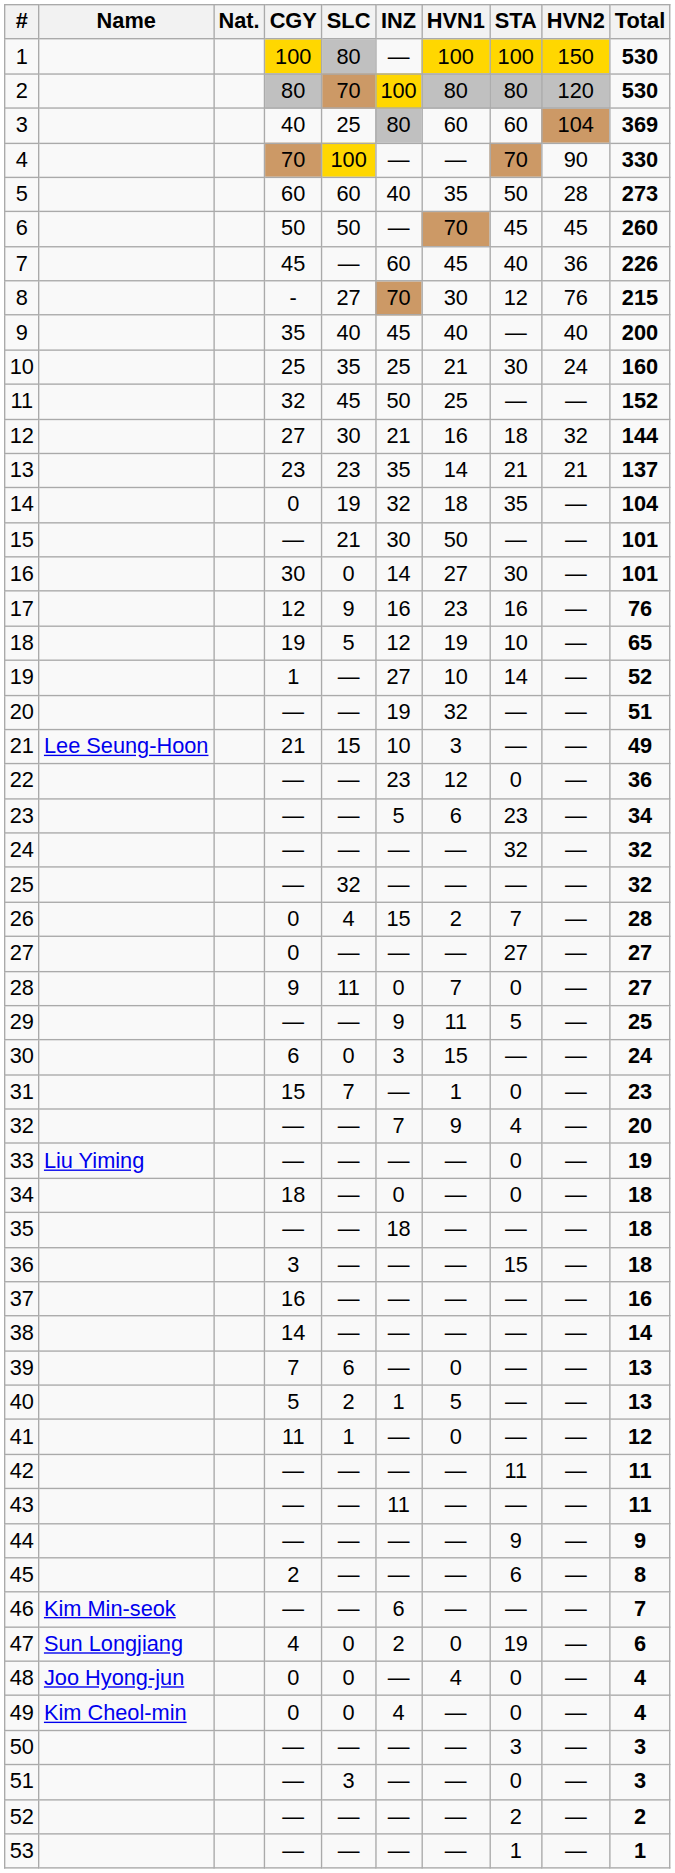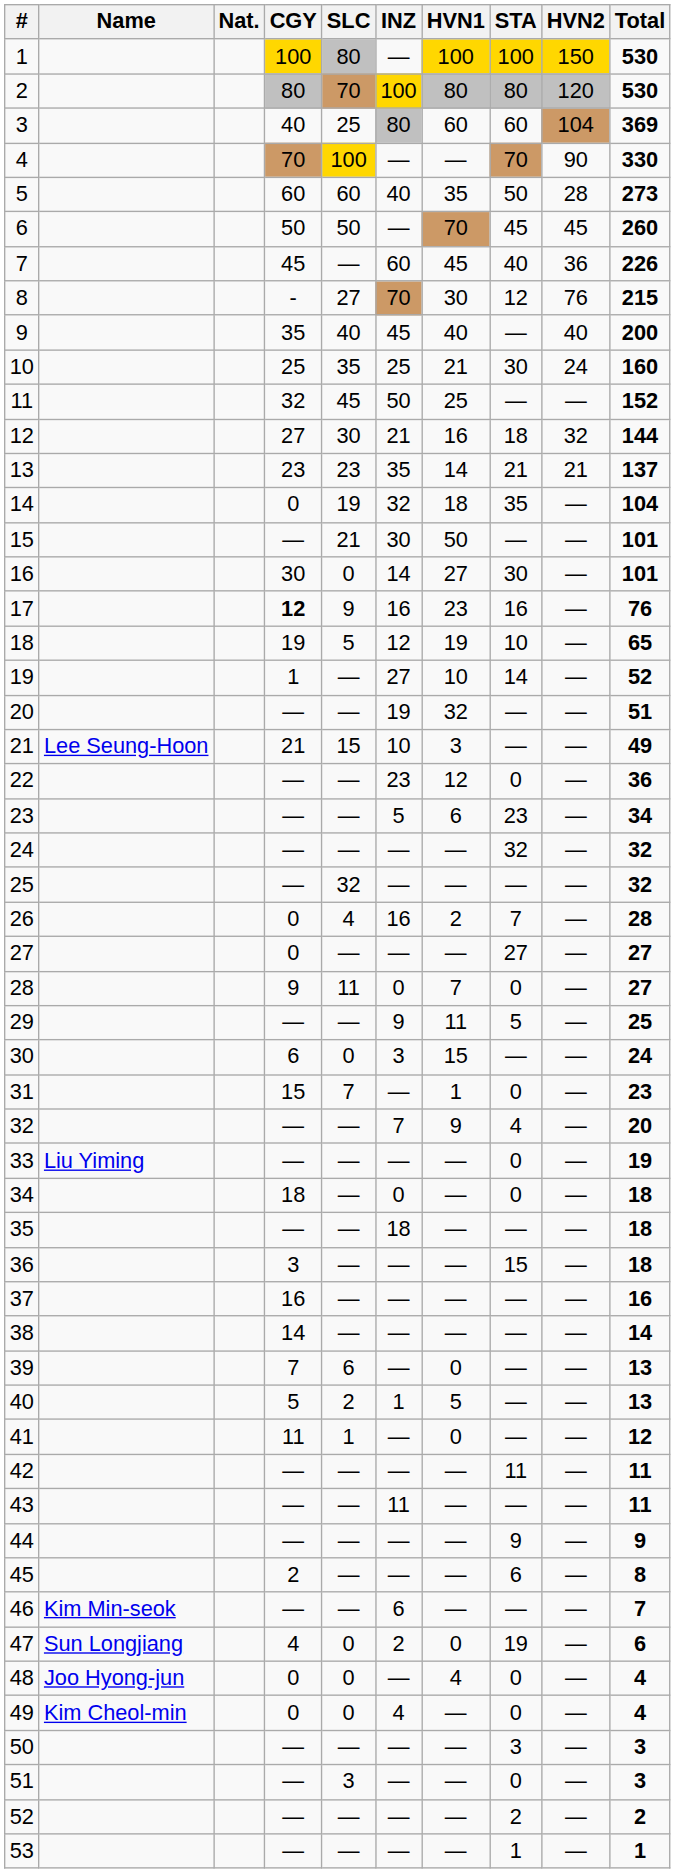(293, 608) normal -> (293, 608) bold
(399, 919) 15 -> (399, 919) 16
